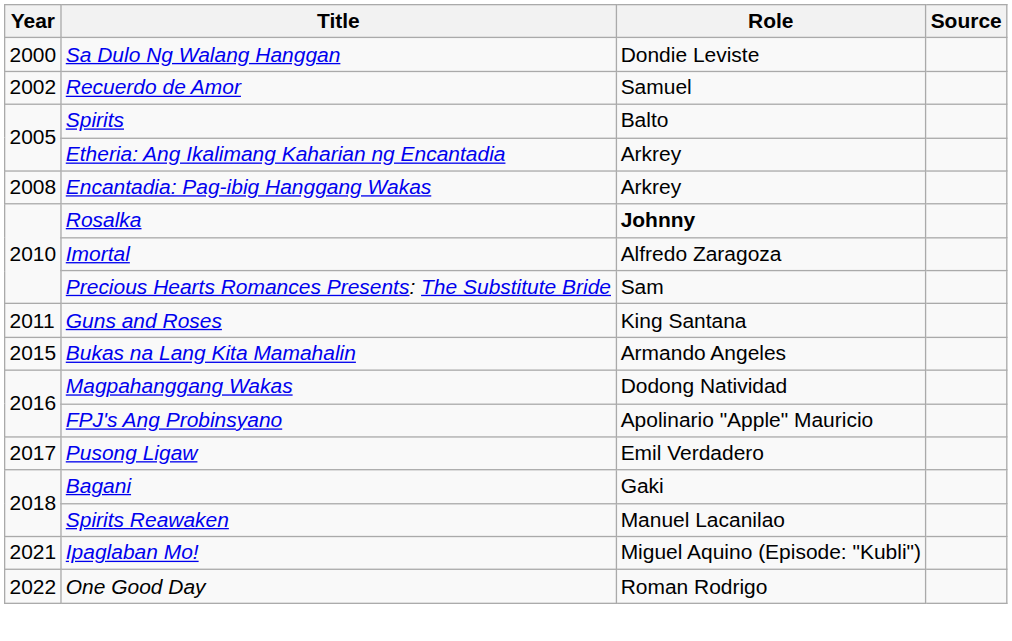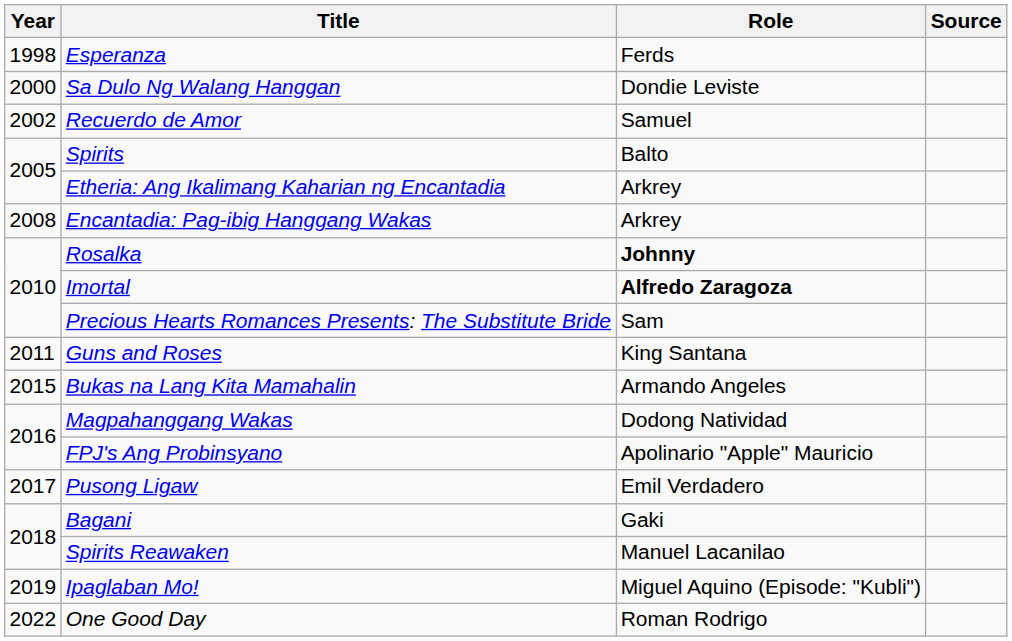+ row: (116, 54)
(701, 253) normal -> (706, 287) bold
(33, 552) 2021 -> (33, 586) 2019
